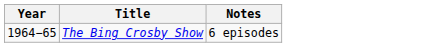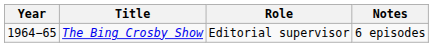+ column: (279, 14)
